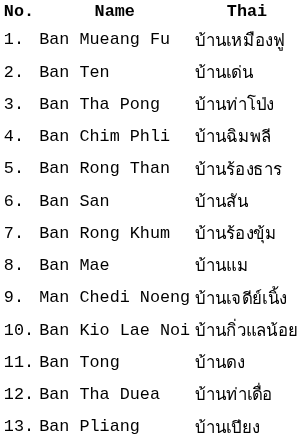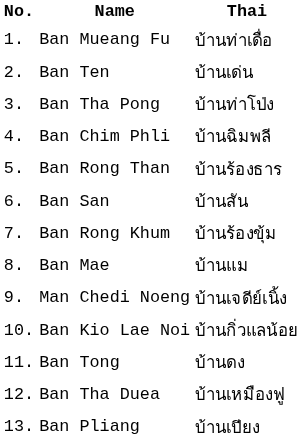(240, 41) บ้านเหมืองฟู -> (234, 41) บ้านท่าเดื่อ
(234, 396) บ้านท่าเดื่อ -> (240, 396) บ้านเหมืองฟู
